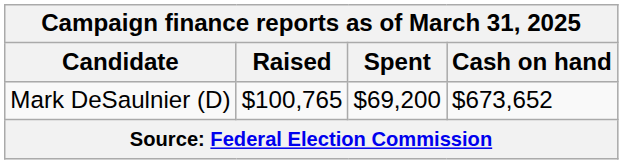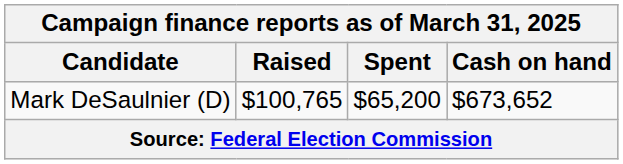(397, 100) $69,200 -> (397, 100) $65,200
